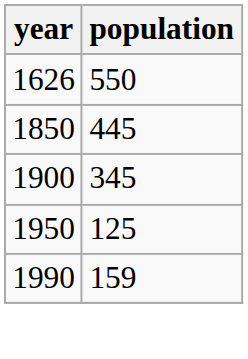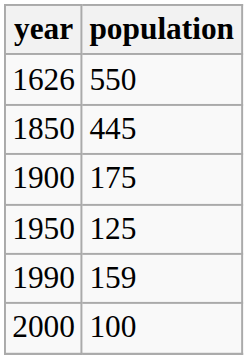(113, 178) 345 -> (113, 178) 175
+ row: (44, 327)
